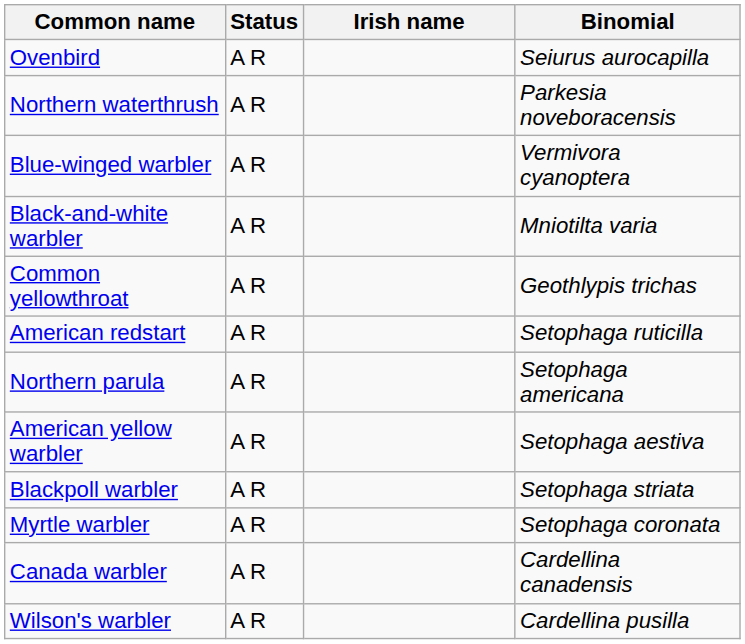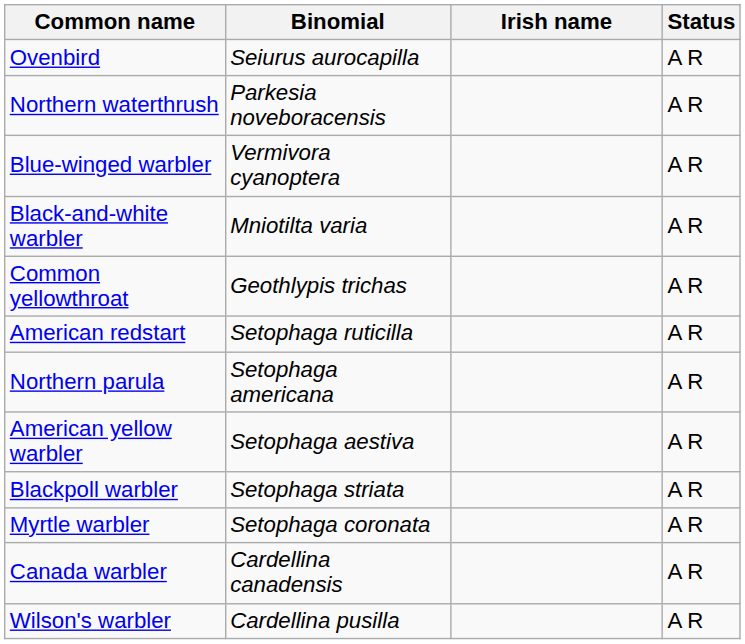columns swapped: (628, 22) <-> (264, 22)
